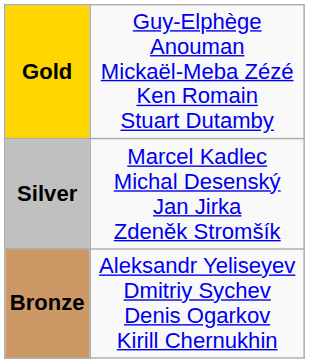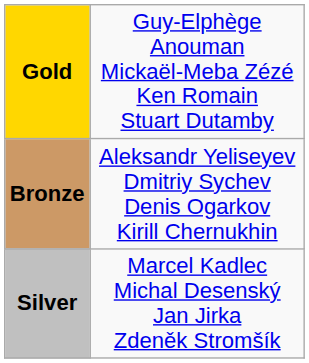rows swapped: (47, 193) <-> (47, 303)
